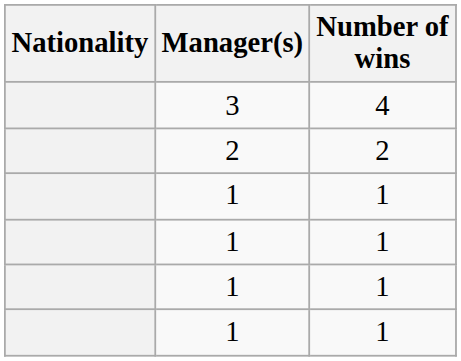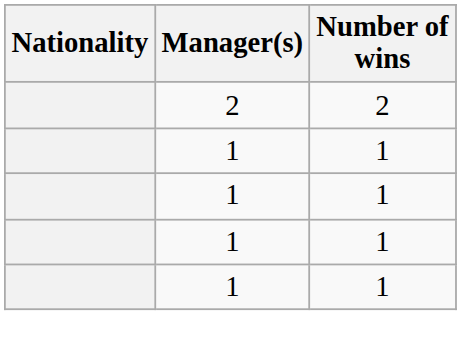- row: (232, 104)
